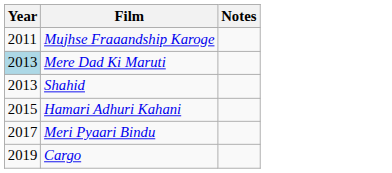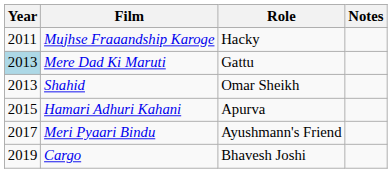+ column: (281, 16)
